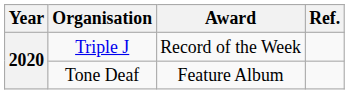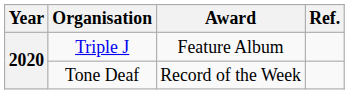(231, 46) Record of the Week -> (231, 46) Feature Album
(231, 74) Feature Album -> (231, 74) Record of the Week
